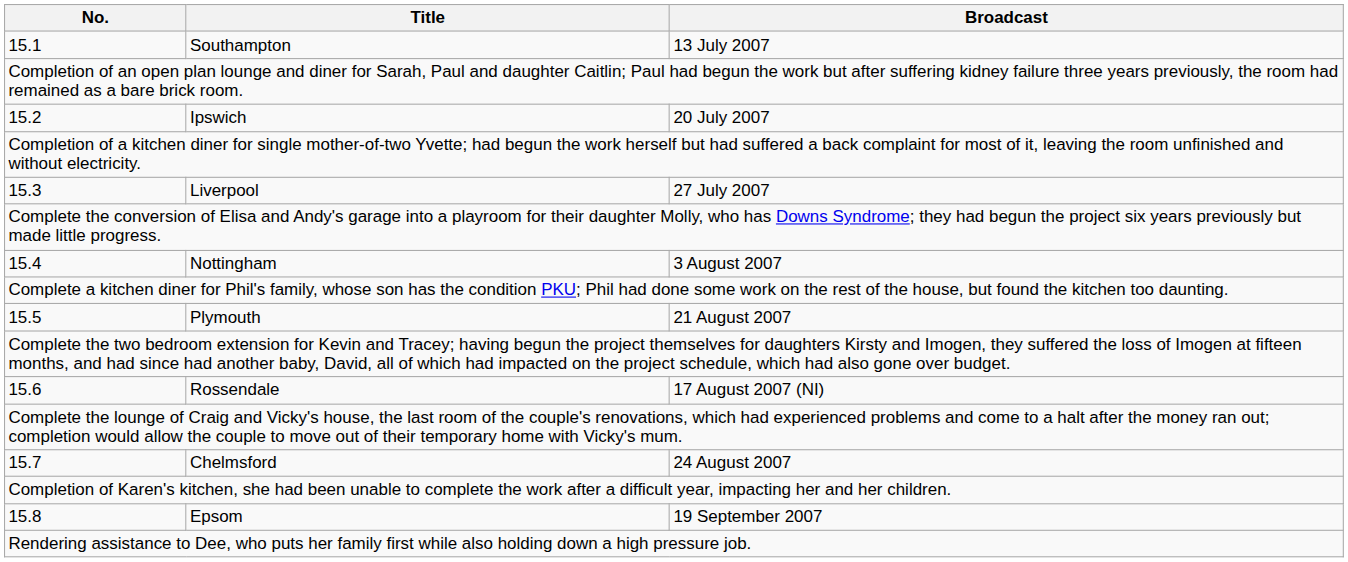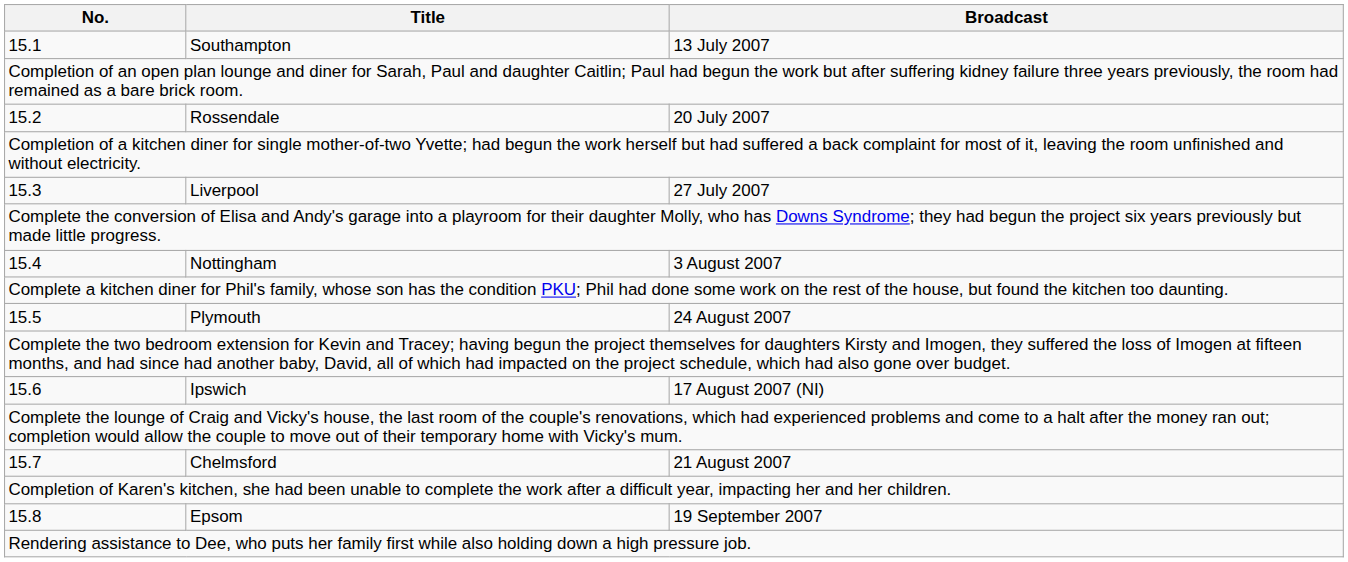(218, 117) Ipswich -> (235, 117) Rossendale
(732, 317) 21 August 2007 -> (732, 317) 24 August 2007
(235, 390) Rossendale -> (218, 390) Ipswich
(732, 463) 24 August 2007 -> (732, 463) 21 August 2007
